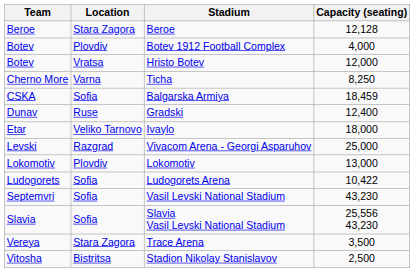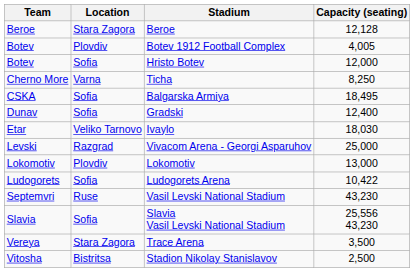(362, 46) 4,000 -> (362, 46) 4,005
(88, 63) Vratsa -> (85, 63) Sofia
(362, 96) 18,459 -> (362, 96) 18,495
(86, 113) Ruse -> (85, 113) Sofia
(362, 130) 18,000 -> (362, 130) 18,030
(85, 197) Sofia -> (86, 197) Ruse
